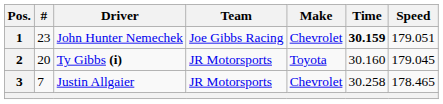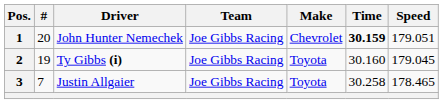(44, 37) 23 -> (44, 37) 20
(44, 59) 20 -> (44, 59) 19
(231, 59) JR Motorsports -> (236, 59) Joe Gibbs Racing
(231, 81) JR Motorsports -> (236, 81) Joe Gibbs Racing
(316, 81) Chevrolet -> (308, 81) Toyota
